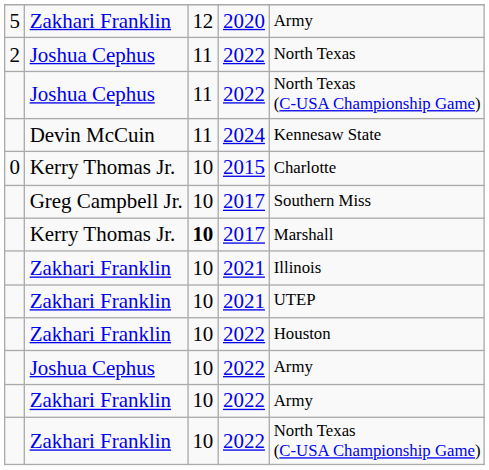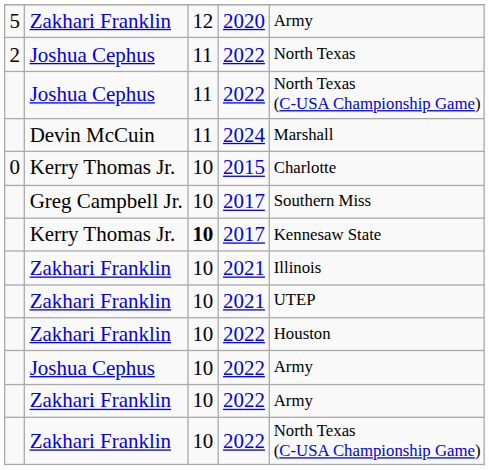(328, 134) Kennesaw State -> (304, 134) Marshall
(304, 234) Marshall -> (328, 234) Kennesaw State
